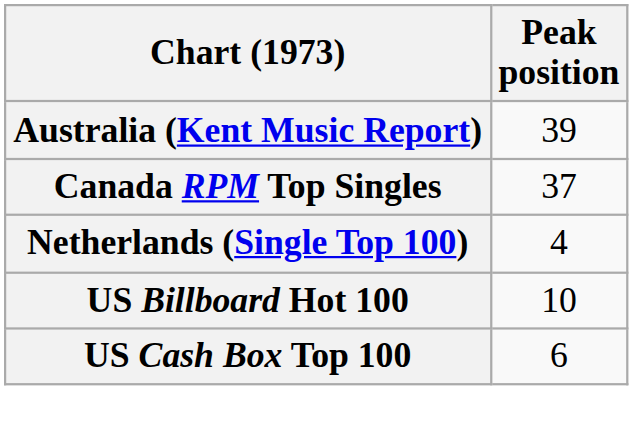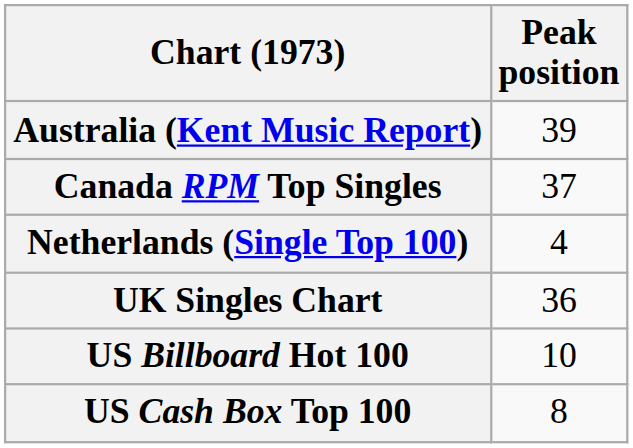+ row: (248, 299)
(559, 355) 6 -> (559, 412) 8
